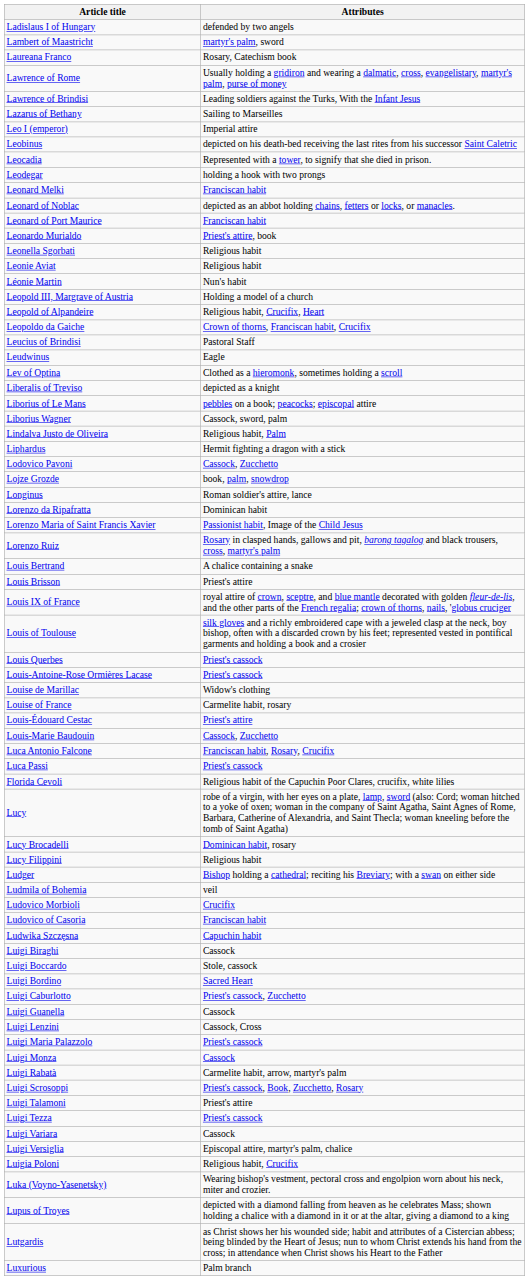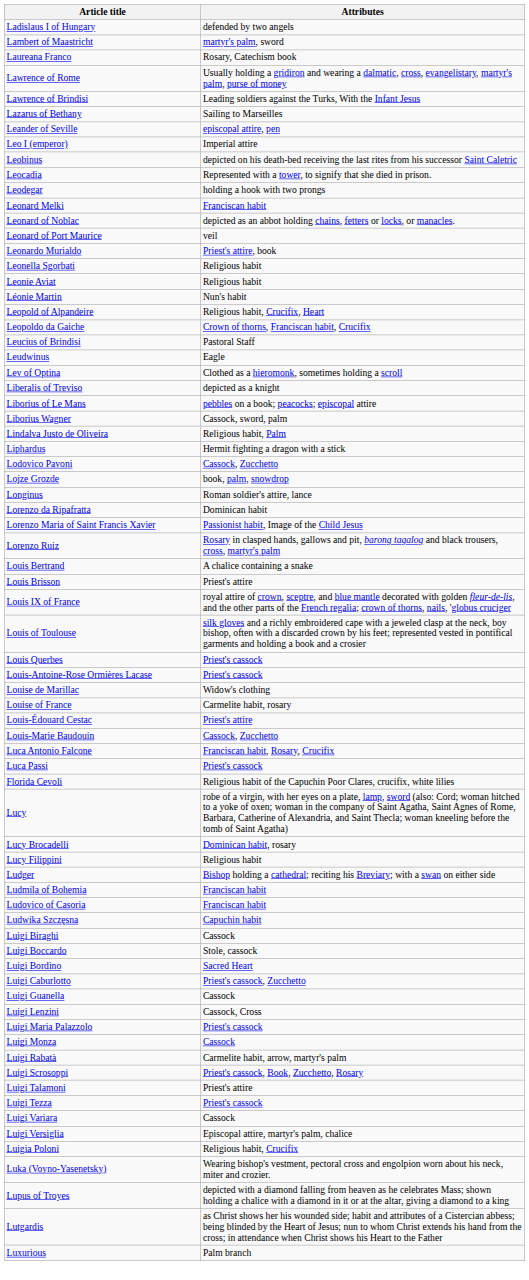+ row: (42, 129)
(235, 220) Franciscan habit -> (210, 236) veil
- row: (70, 296)
(210, 890) veil -> (235, 890) Franciscan habit
- row: (43, 905)
